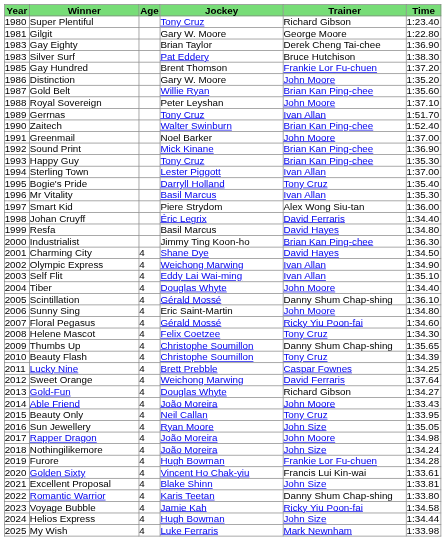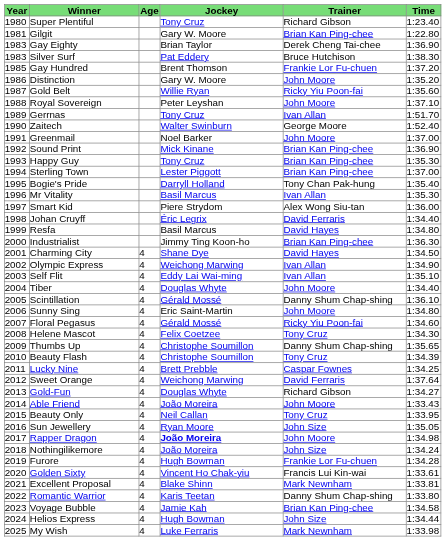(315, 33) George Moore -> (328, 33) Brian Kan Ping-chee
(328, 91) Brian Kan Ping-chee -> (323, 91) Ricky Yiu Poon-fai
(328, 126) Brian Kan Ping-chee -> (315, 126) George Moore
(305, 172) Ivan Allan -> (328, 172) Brian Kan Ping-chee
(306, 184) Tony Cruz -> (329, 184) Tony Chan Pak-hung
(189, 438) normal -> (191, 438) bold
(305, 484) John Size -> (318, 484) Mark Newnham
(323, 507) Ricky Yiu Poon-fai -> (328, 507) Brian Kan Ping-chee
